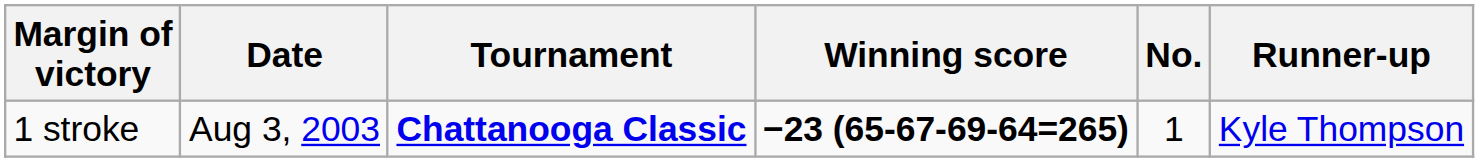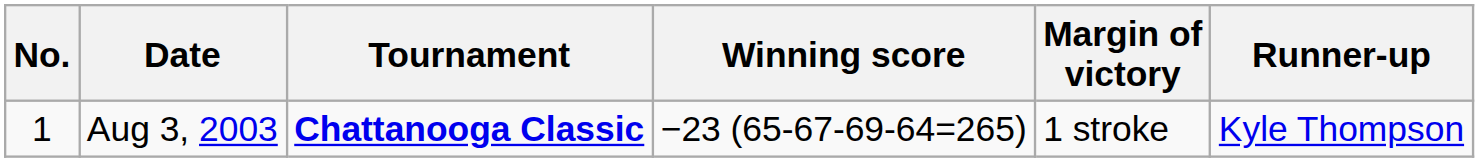columns swapped: (1174, 53) <-> (93, 53)
(946, 129) bold -> (844, 129) normal
